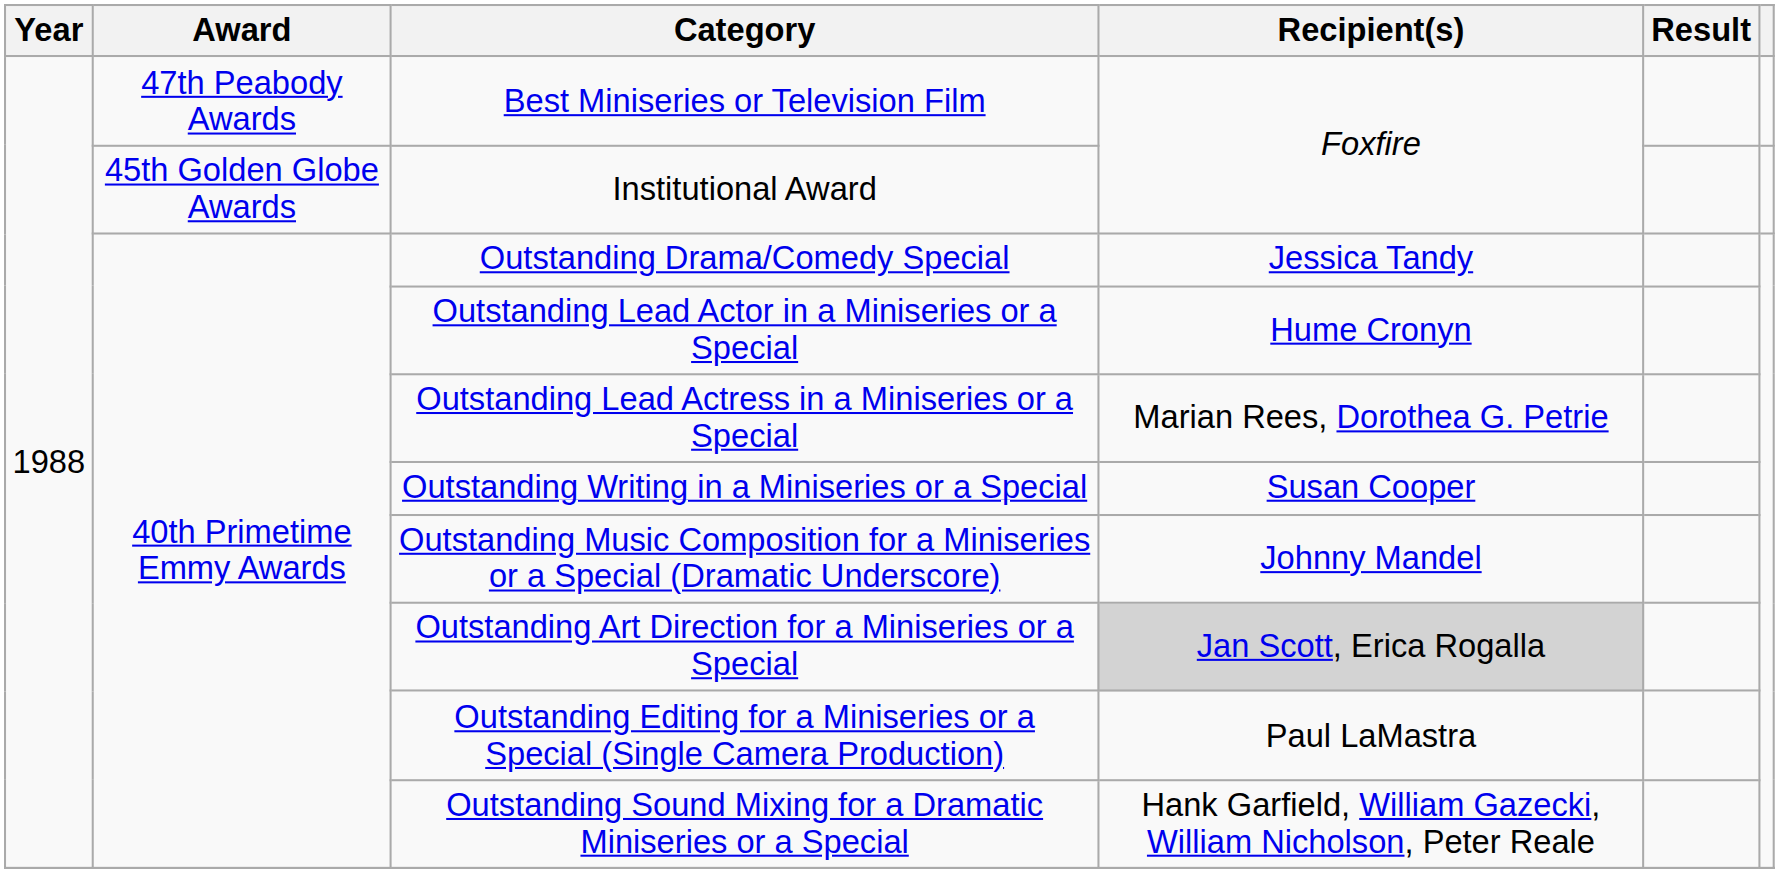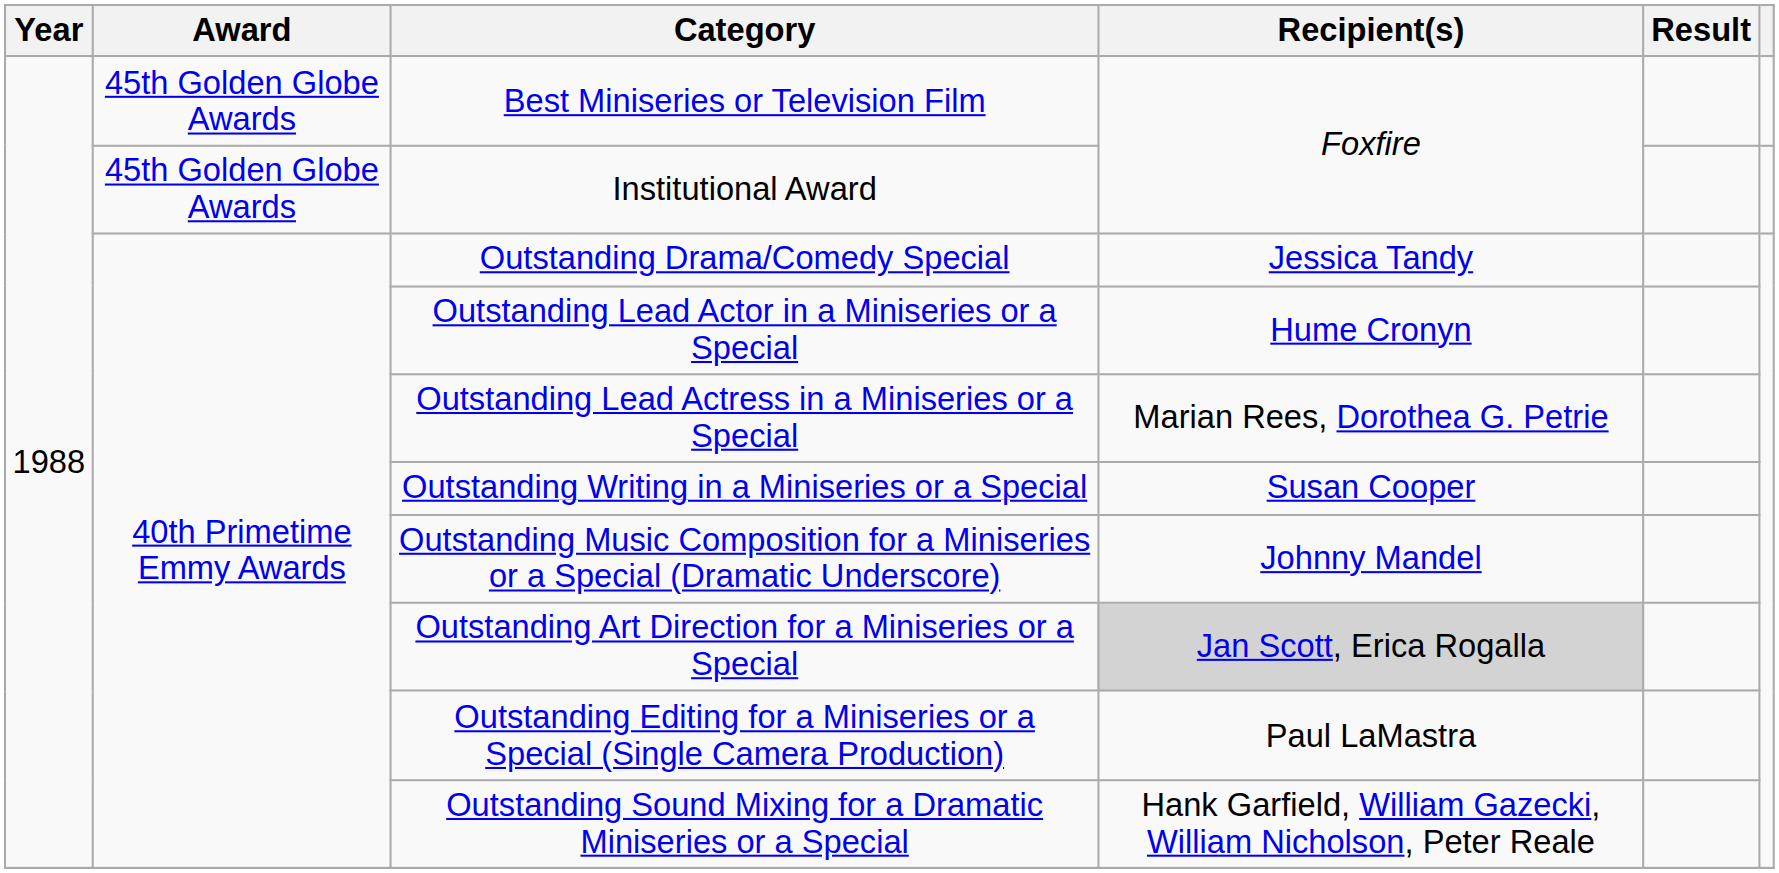(242, 100) 47th Peabody Awards -> (242, 100) 45th Golden Globe Awards
